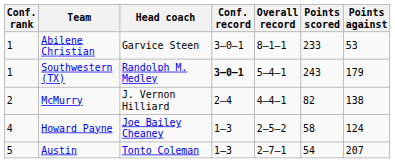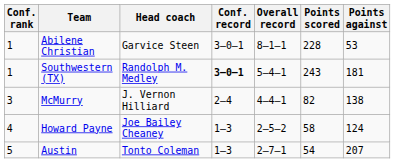(312, 46) 233 -> (312, 46) 228
(355, 73) 179 -> (355, 73) 181
(10, 101) 2 -> (10, 101) 3
